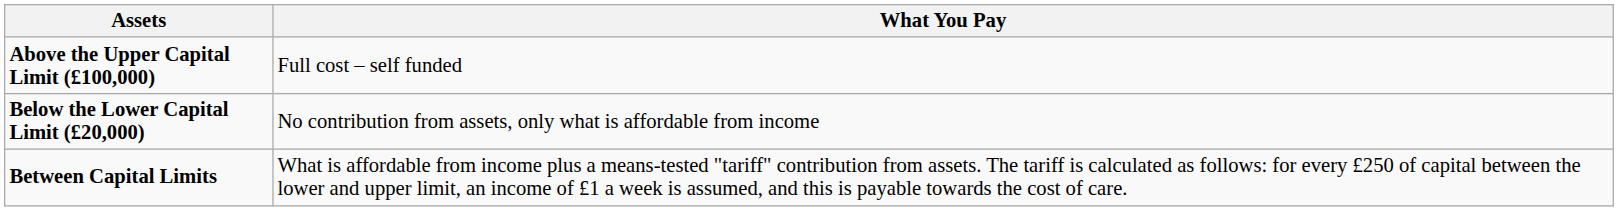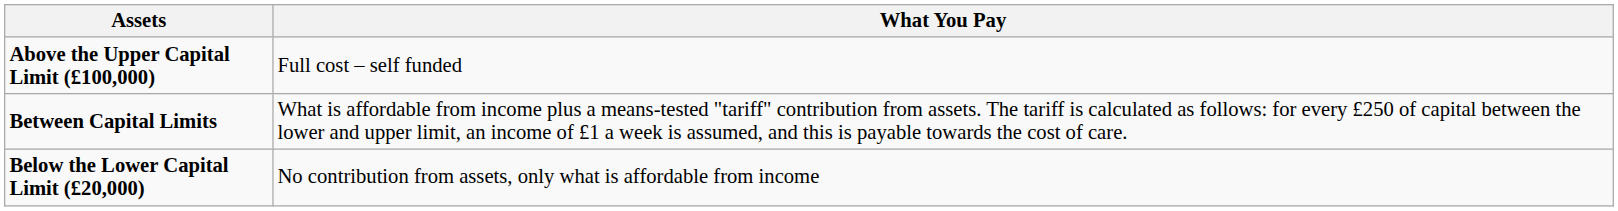rows swapped: (113, 177) <-> (119, 121)
